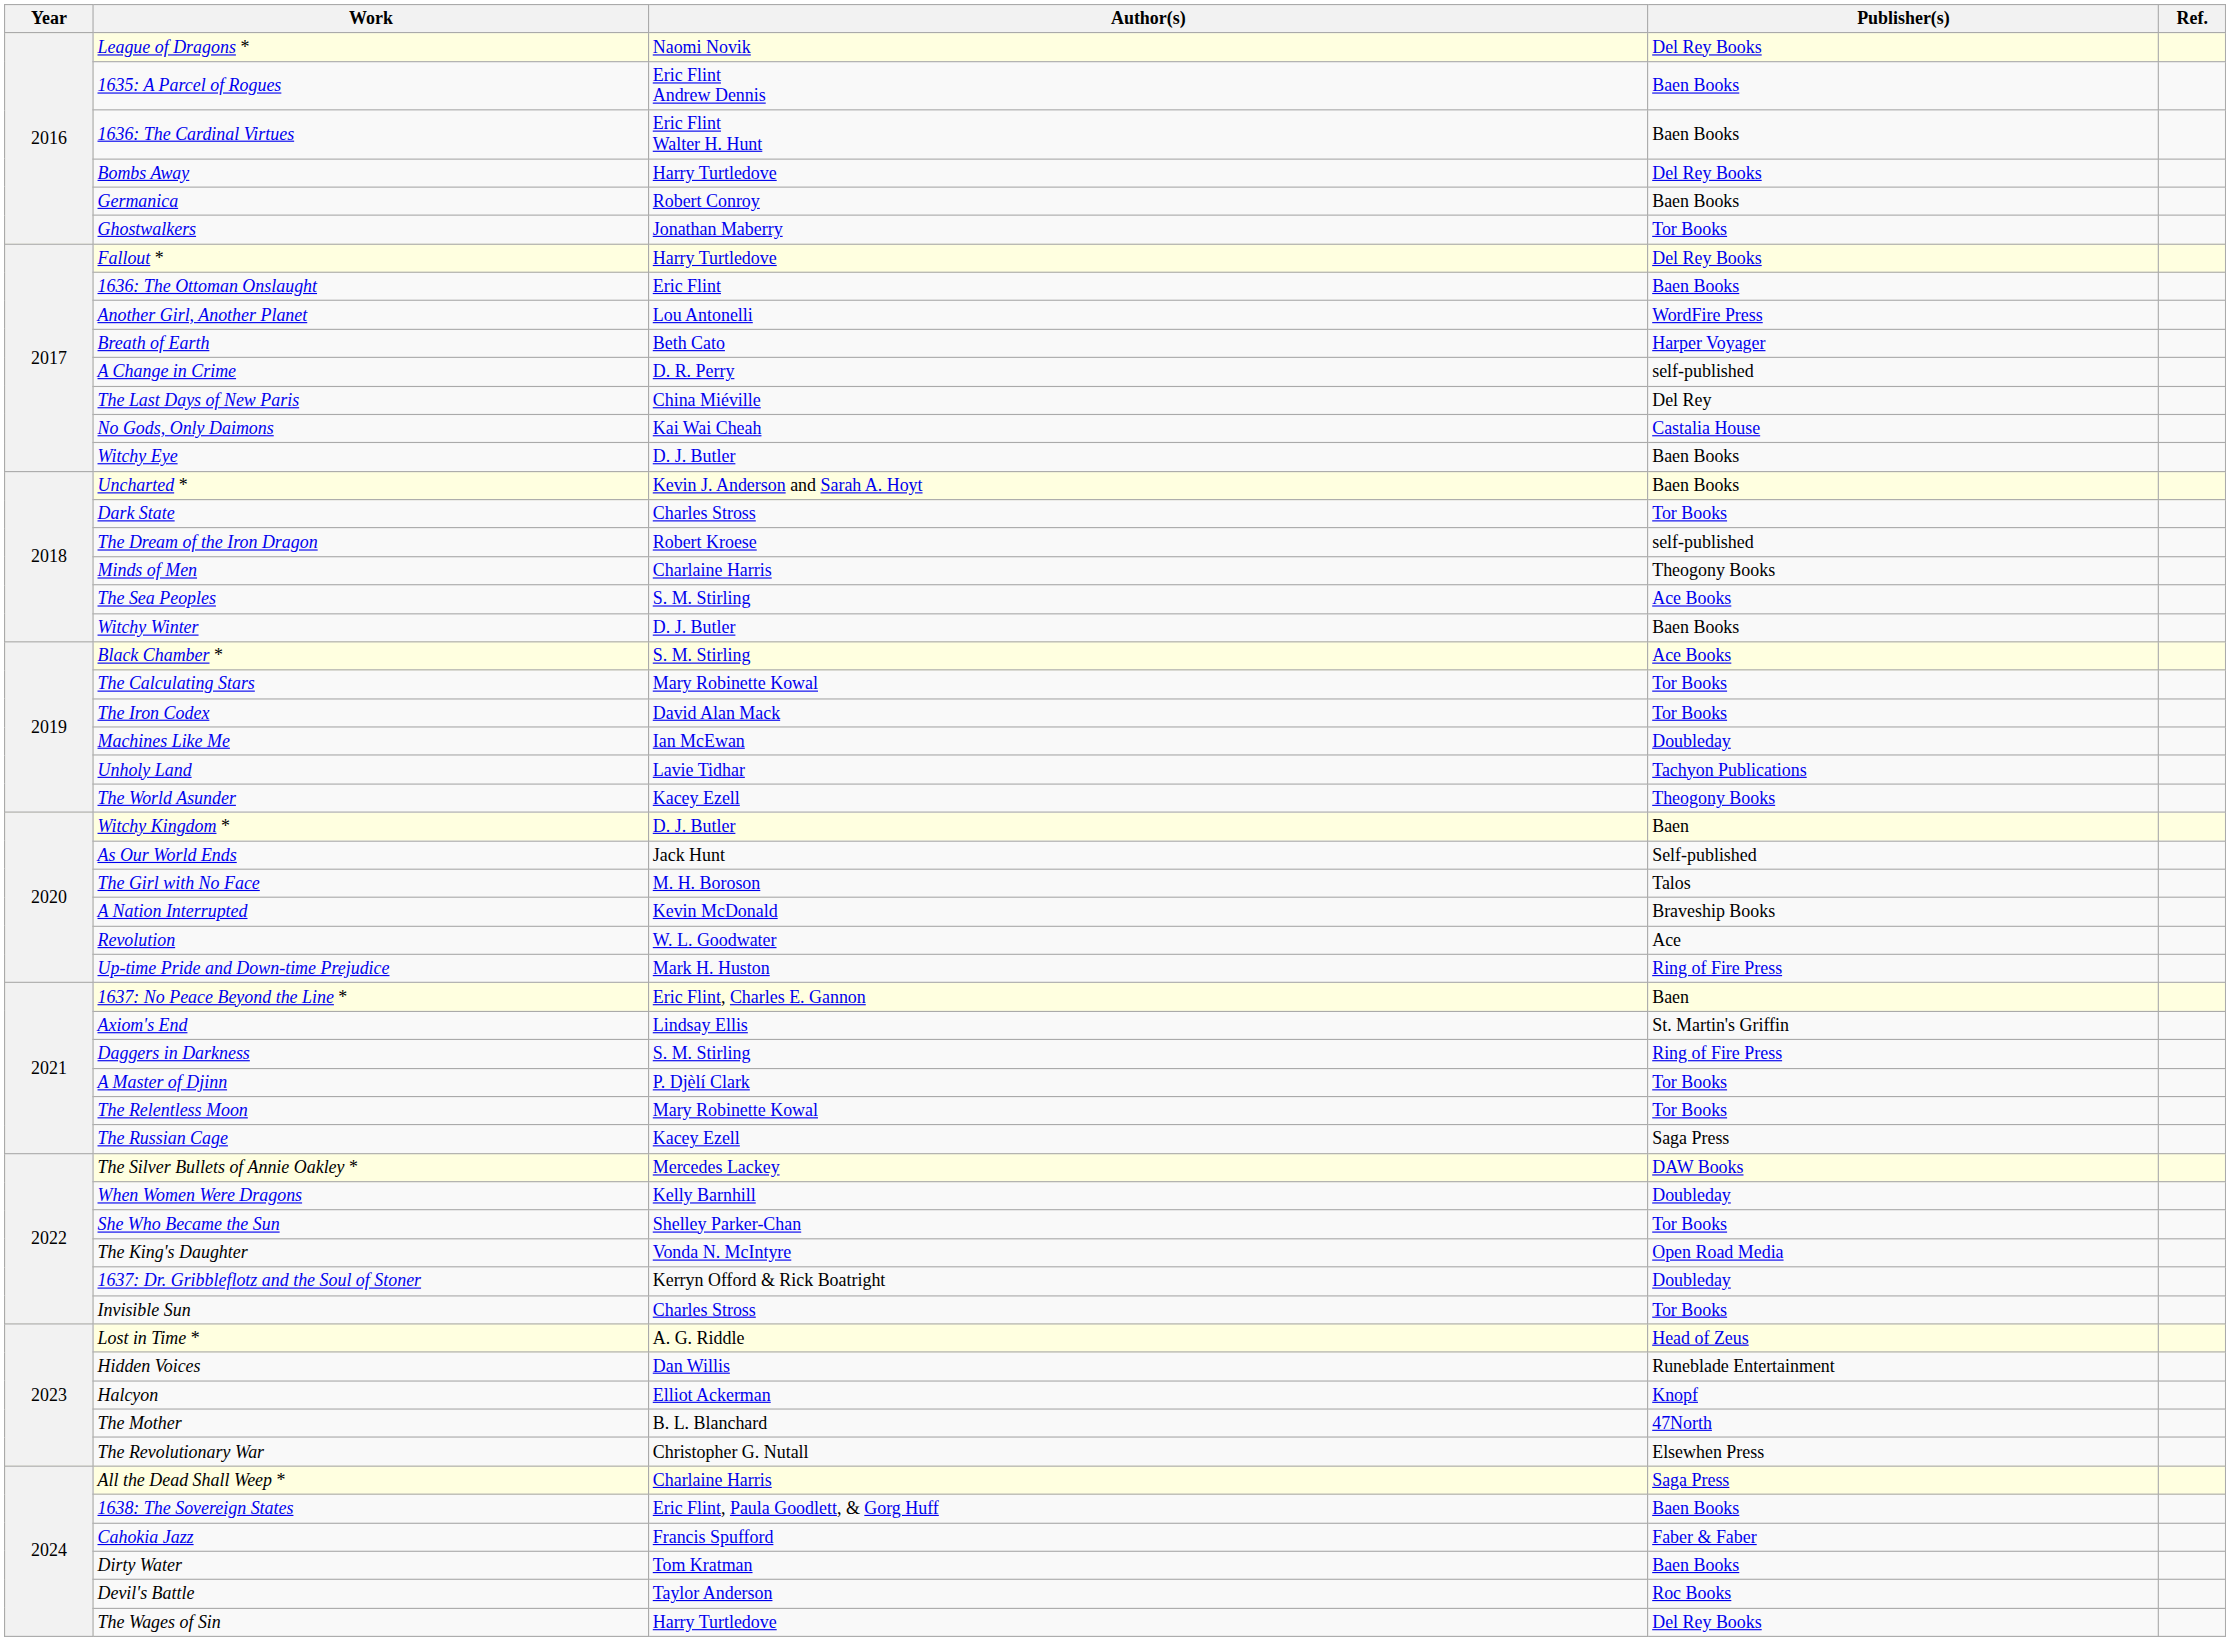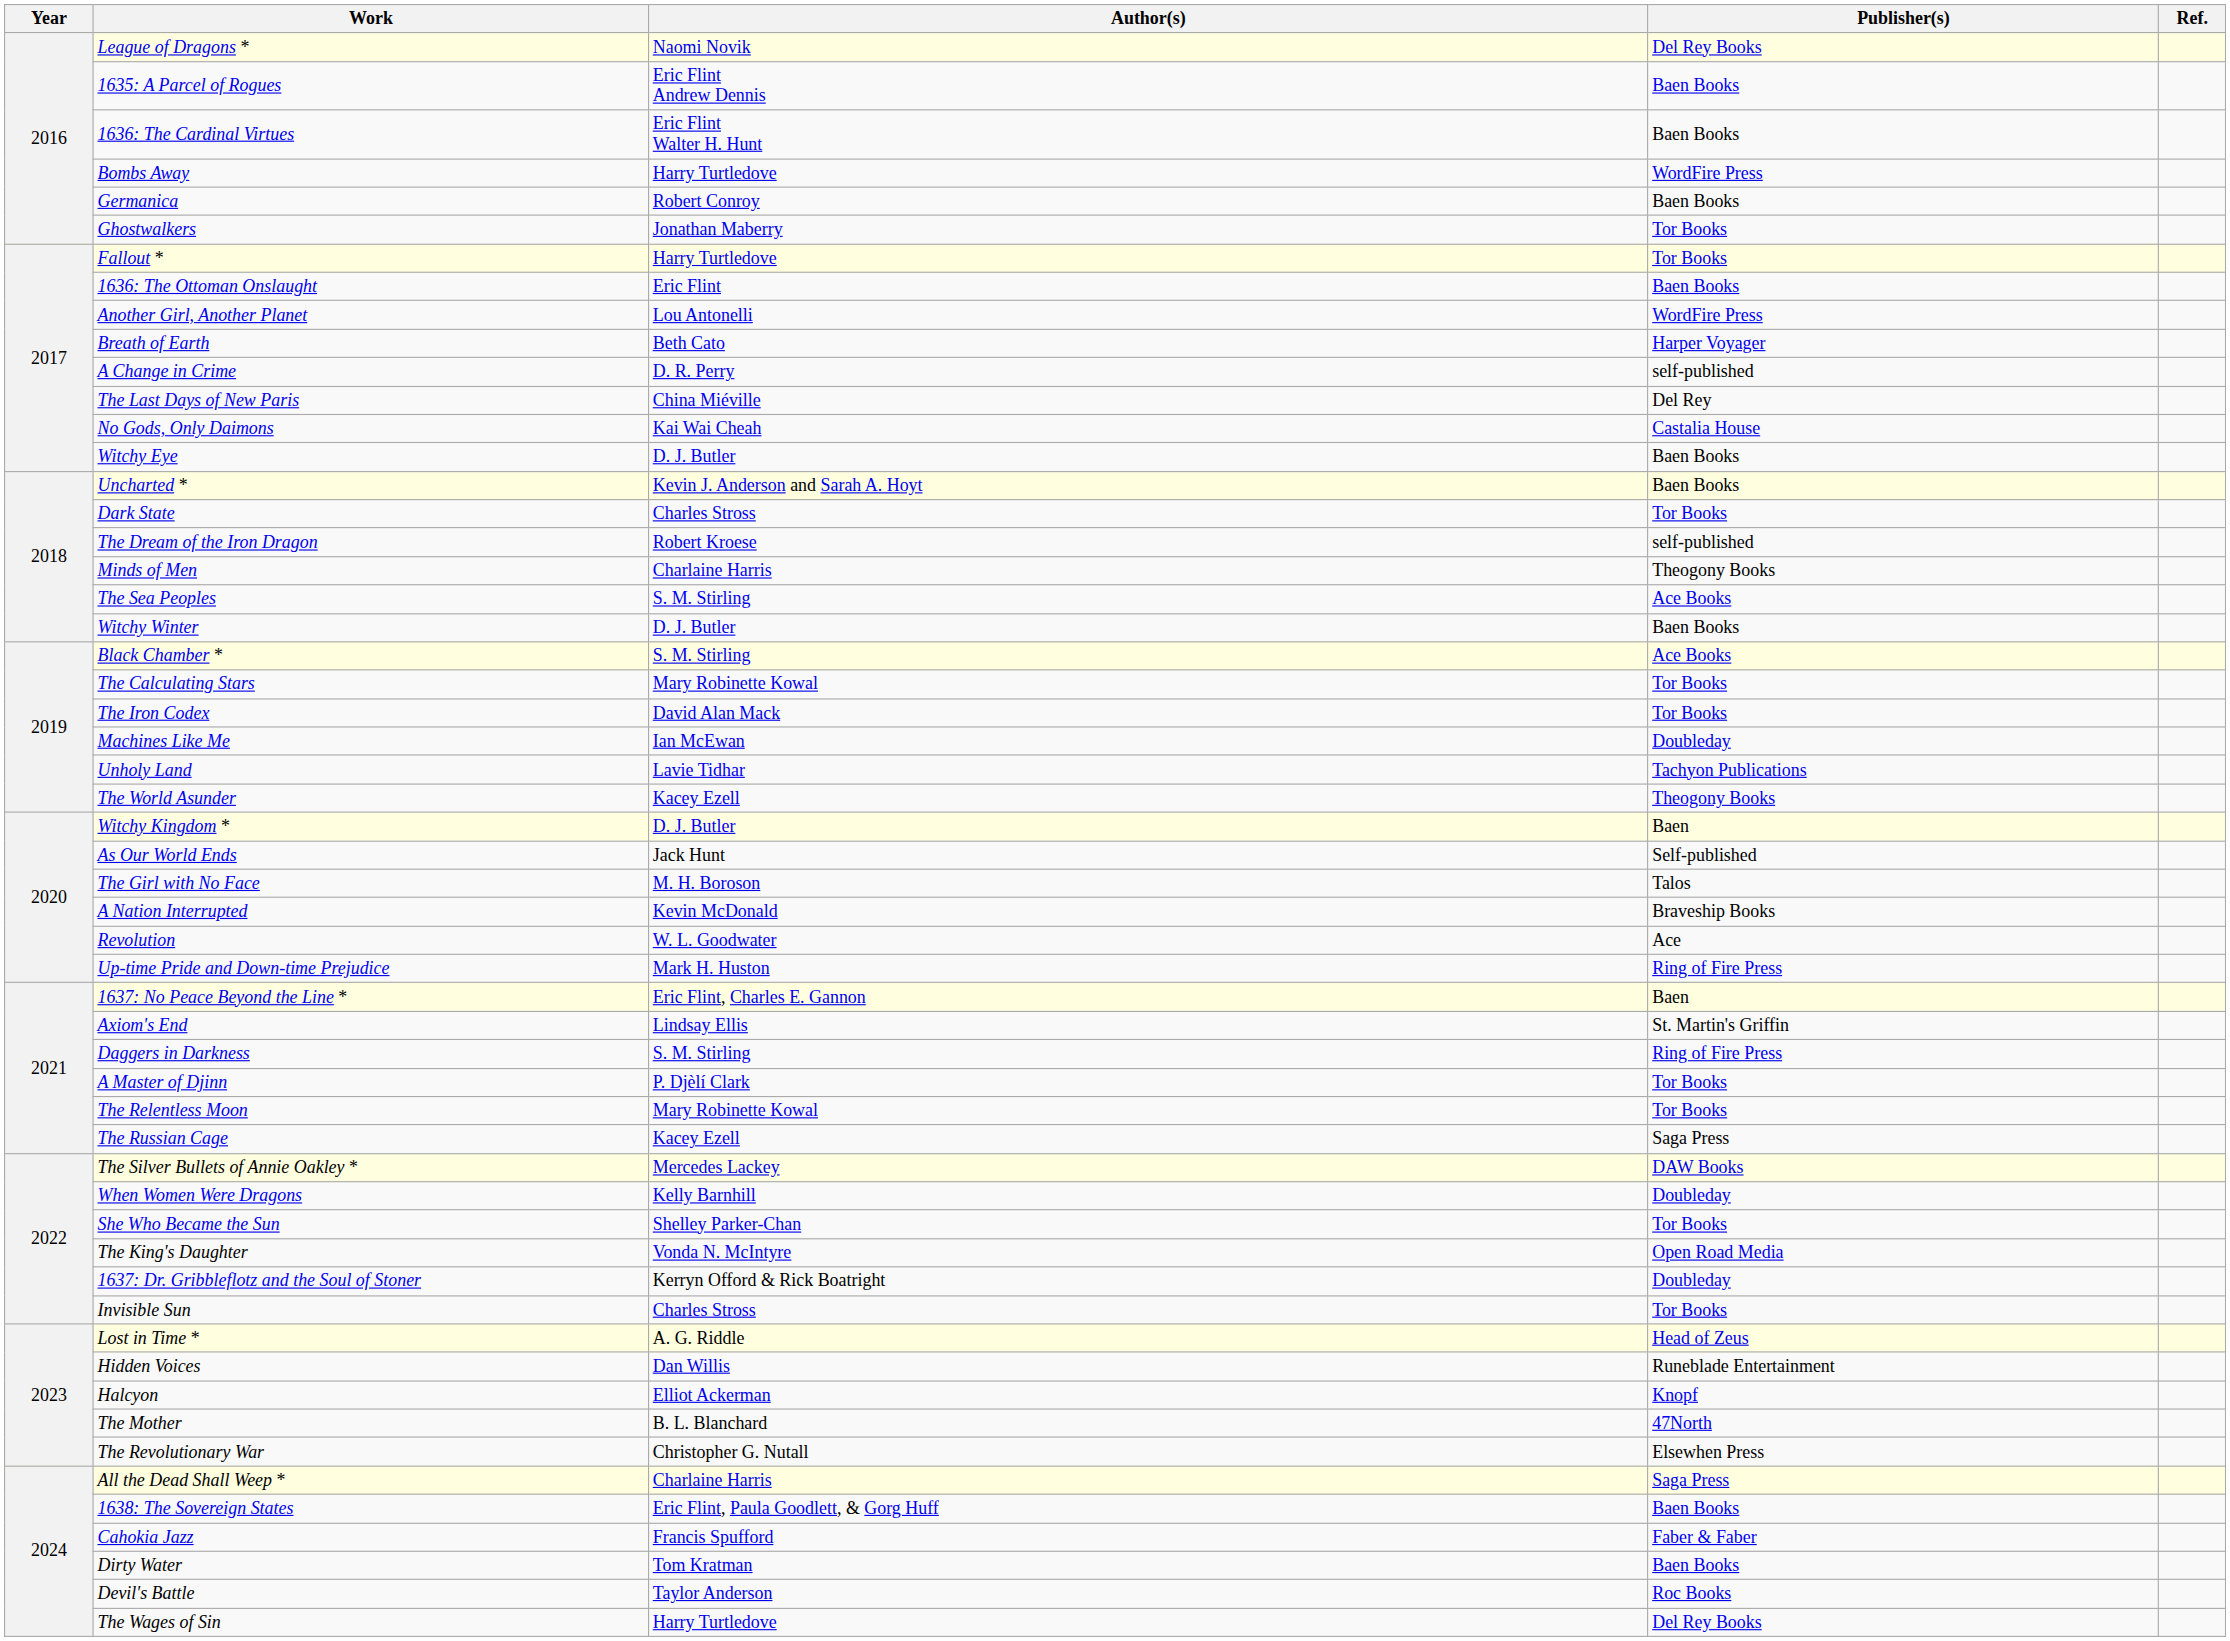(1707, 172) Del Rey Books -> (1707, 172) WordFire Press
(1707, 257) Del Rey Books -> (1690, 257) Tor Books
